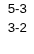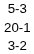+ row: (17, 27)
